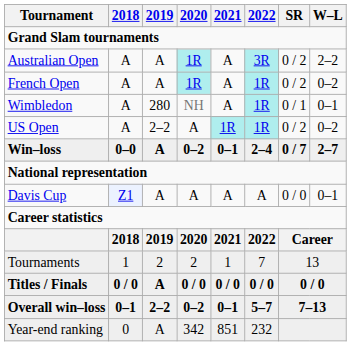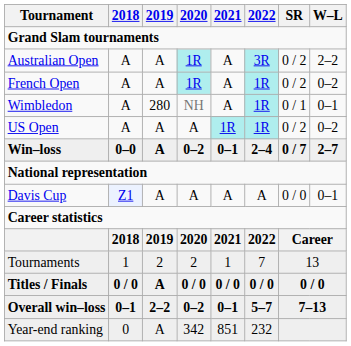(160, 127) 2–2 -> (160, 127) A
